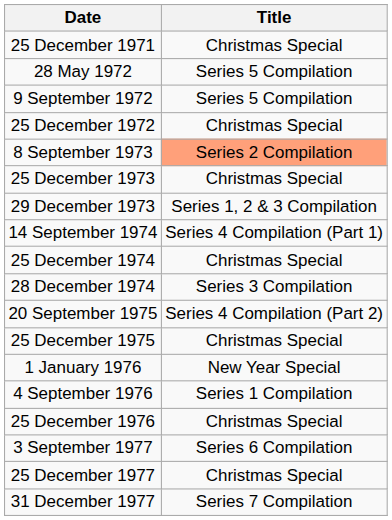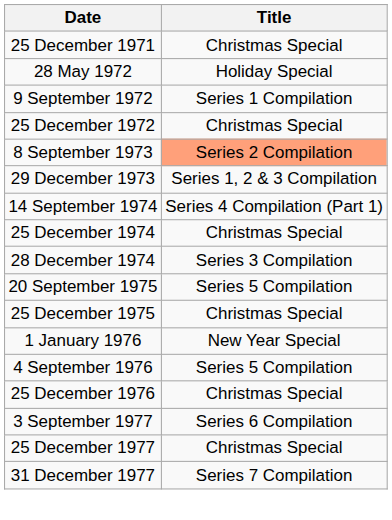(274, 71) Series 5 Compilation -> (274, 71) Holiday Special
(274, 98) Series 5 Compilation -> (274, 98) Series 1 Compilation
- row: (83, 179)
(274, 313) Series 4 Compilation (Part 2) -> (274, 286) Series 5 Compilation
(274, 394) Series 1 Compilation -> (274, 367) Series 5 Compilation
